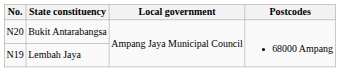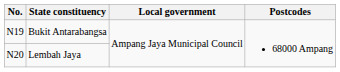(15, 31) N20 -> (15, 31) N19
(15, 55) N19 -> (15, 55) N20
